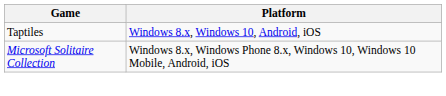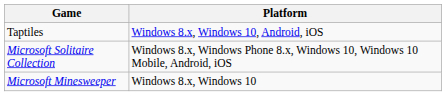+ row: (61, 81)
